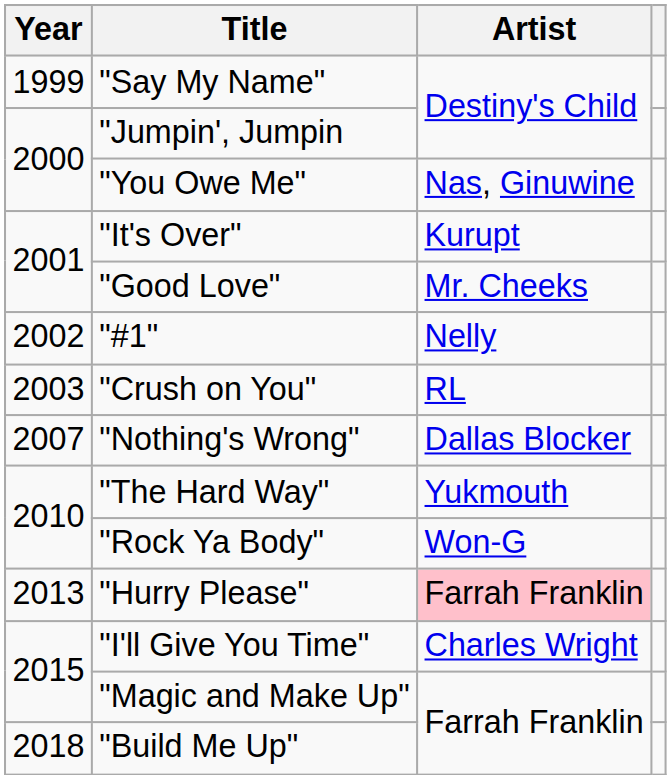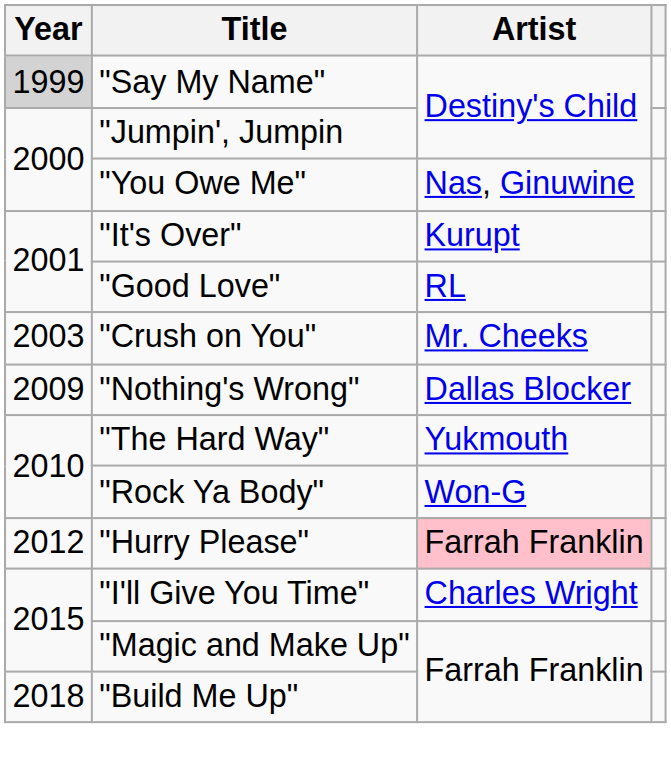(48, 81) no background -> (48, 81) lightgrey background
(506, 286) Mr. Cheeks -> (445, 286) RL
- row: (129, 337)
(445, 388) RL -> (506, 337) Mr. Cheeks
(48, 440) 2007 -> (48, 388) 2009
(48, 593) 2013 -> (48, 542) 2012
